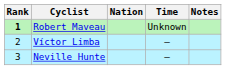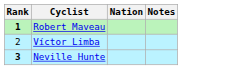- column: (167, 12)
(18, 57) normal -> (18, 57) bold
